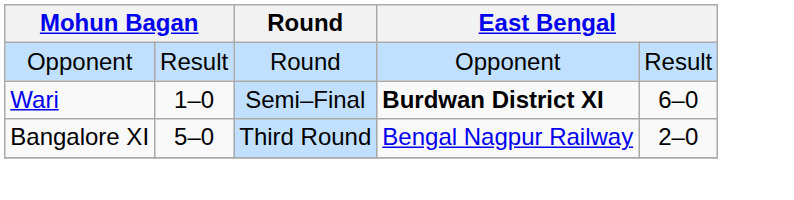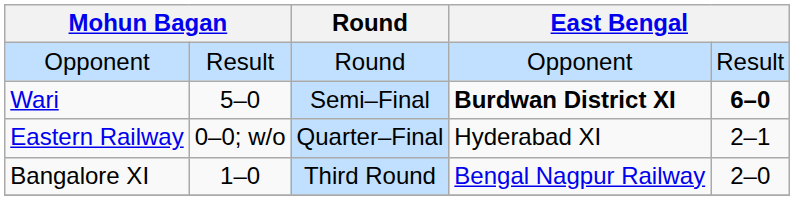(194, 99) 1–0 -> (240, 99) 5–0
(678, 99) normal -> (750, 99) bold
+ row: (97, 137)
(194, 137) 5–0 -> (240, 175) 1–0
